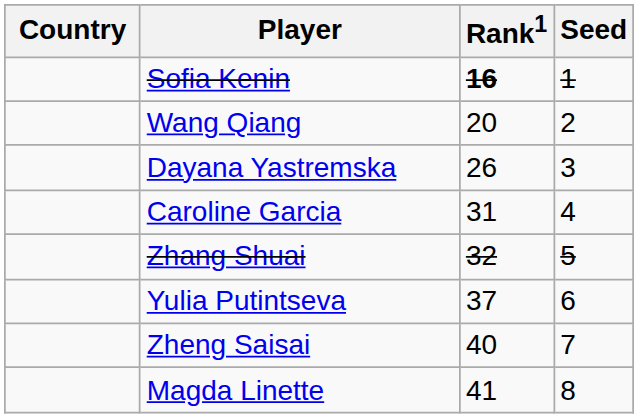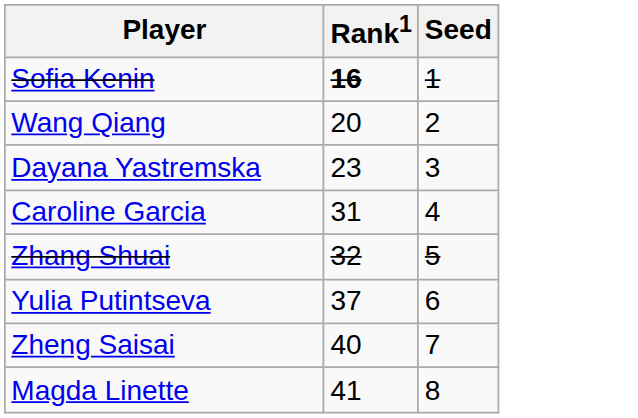- column: (73, 30)
(481, 167) 26 -> (346, 167) 23
